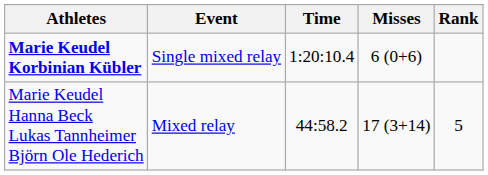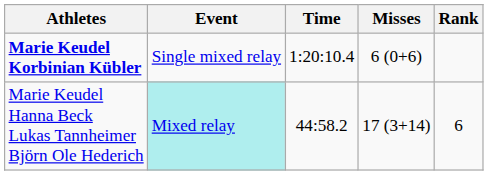(193, 126) no background -> (193, 126) paleturquoise background
(459, 126) 5 -> (459, 126) 6
